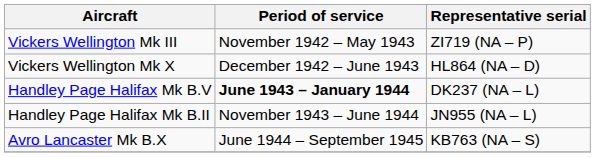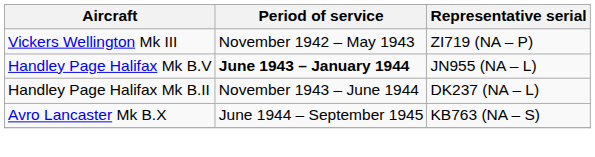- row: (91, 66)
(485, 90) DK237 (NA – L) -> (484, 66) JN955 (NA – L)
(484, 115) JN955 (NA – L) -> (485, 90) DK237 (NA – L)
